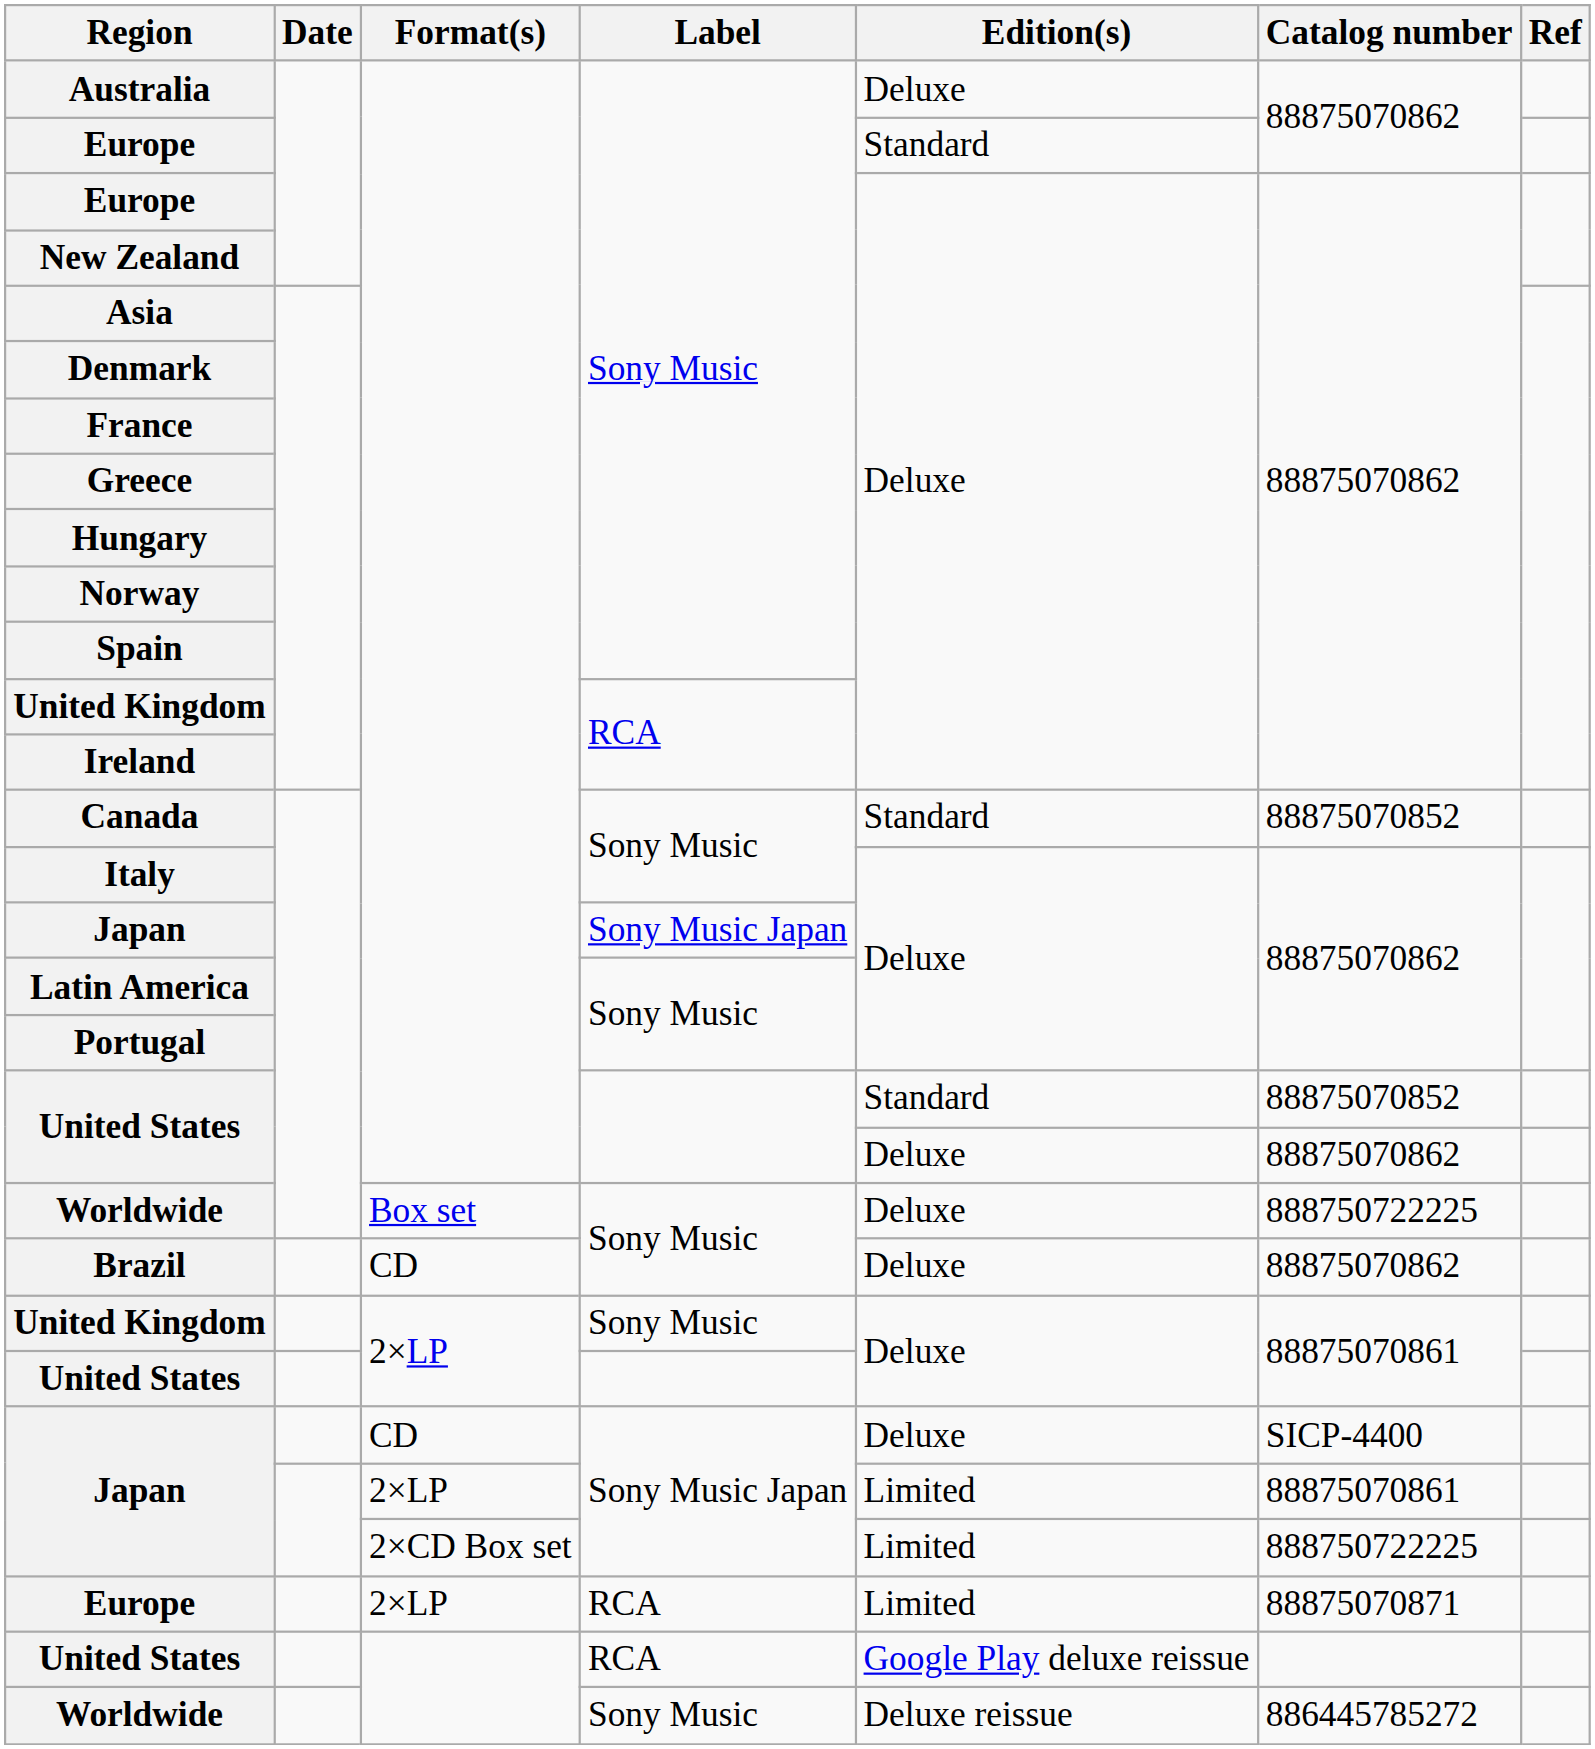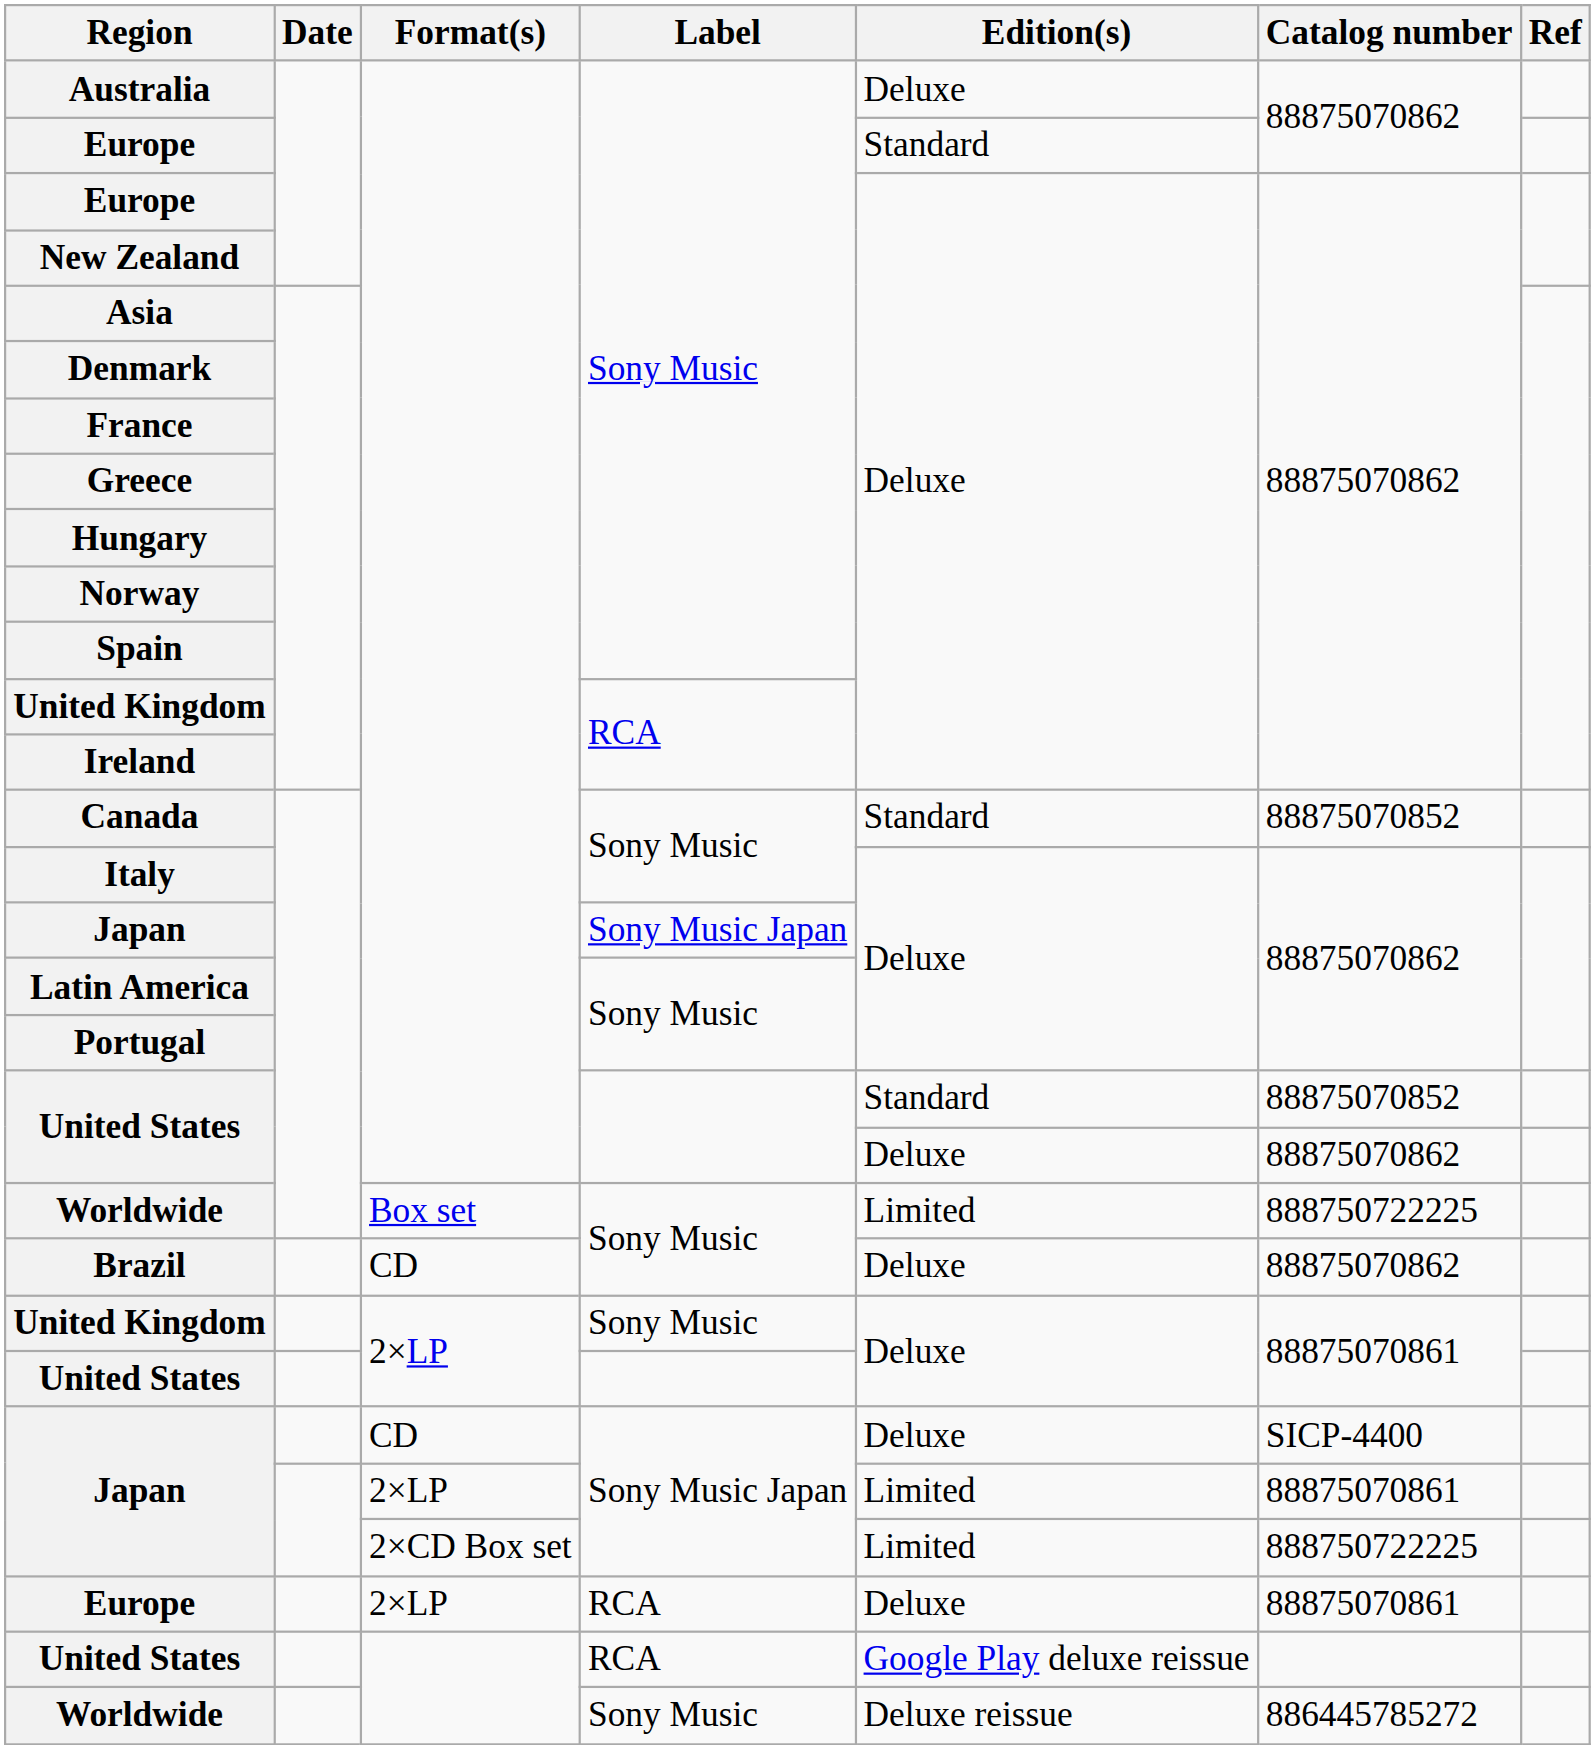(915, 1210) Deluxe -> (920, 1210) Limited
(920, 1602) Limited -> (915, 1602) Deluxe
(1363, 1602) 88875070871 -> (1363, 1602) 88875070861
